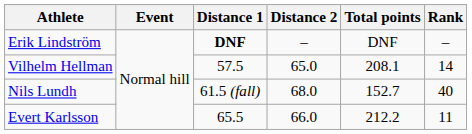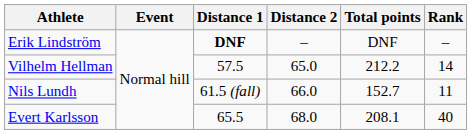(383, 67) 208.1 -> (383, 67) 212.2
(304, 92) 68.0 -> (304, 92) 66.0
(445, 92) 40 -> (445, 92) 11
(304, 117) 66.0 -> (304, 117) 68.0
(383, 117) 212.2 -> (383, 117) 208.1
(445, 117) 11 -> (445, 117) 40
